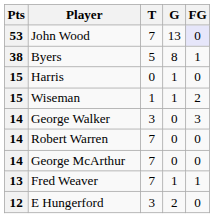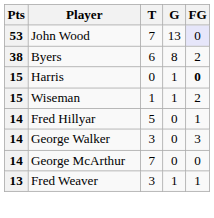(152, 56) 5 -> (152, 56) 6
(198, 56) 1 -> (198, 56) 2
(198, 77) normal -> (198, 77) bold
+ row: (63, 118)
- row: (69, 139)
(152, 181) 7 -> (152, 181) 3
- row: (67, 202)
